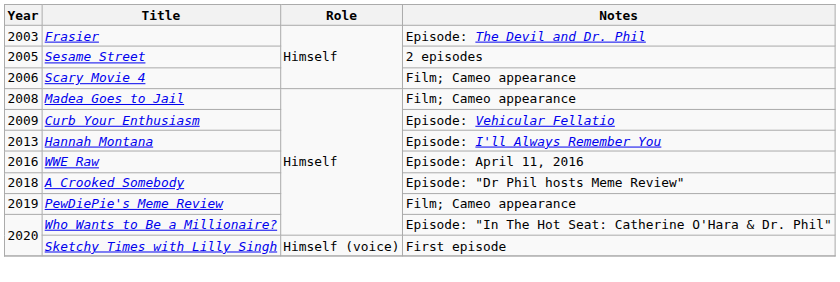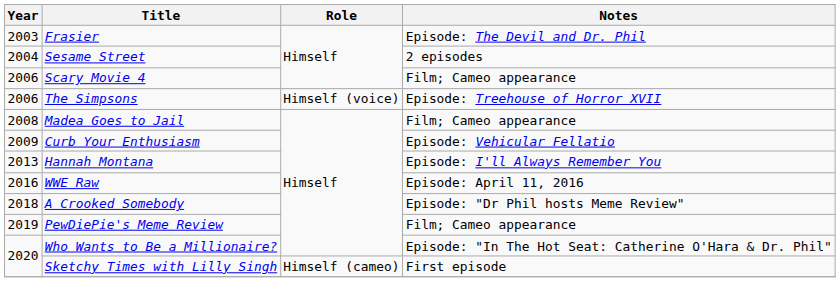(23, 57) 2005 -> (23, 57) 2004
+ row: (91, 99)
(341, 246) Himself (voice) -> (341, 267) Himself (cameo)
